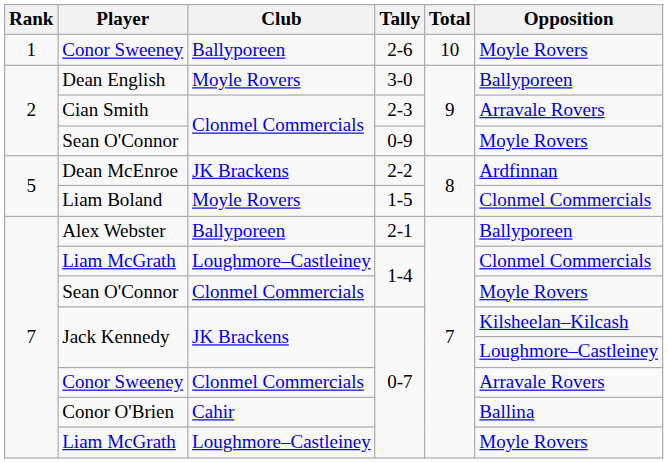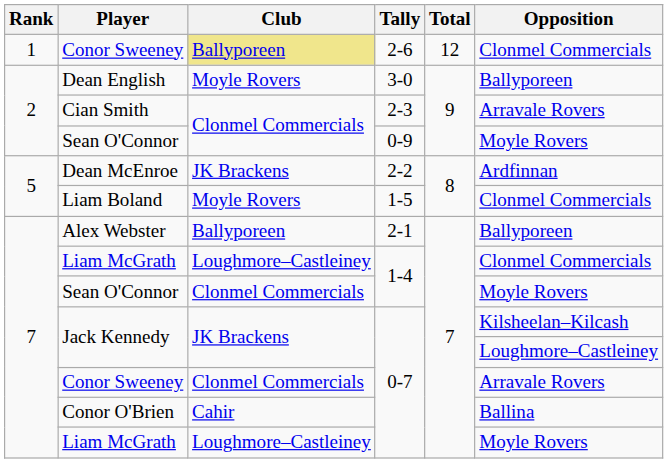(239, 49) no background -> (239, 49) khaki background
(450, 49) 10 -> (450, 49) 12
(534, 49) Moyle Rovers -> (565, 49) Clonmel Commercials
